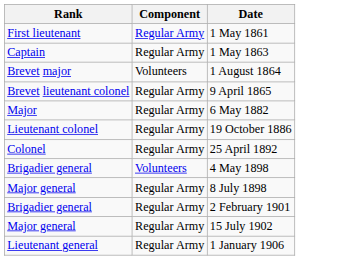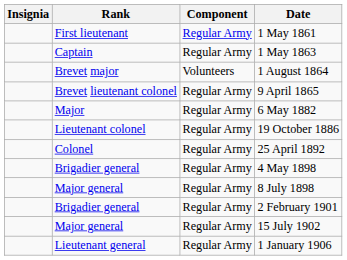+ column: (28, 14)
(161, 168) Volunteers -> (217, 168) Regular Army
